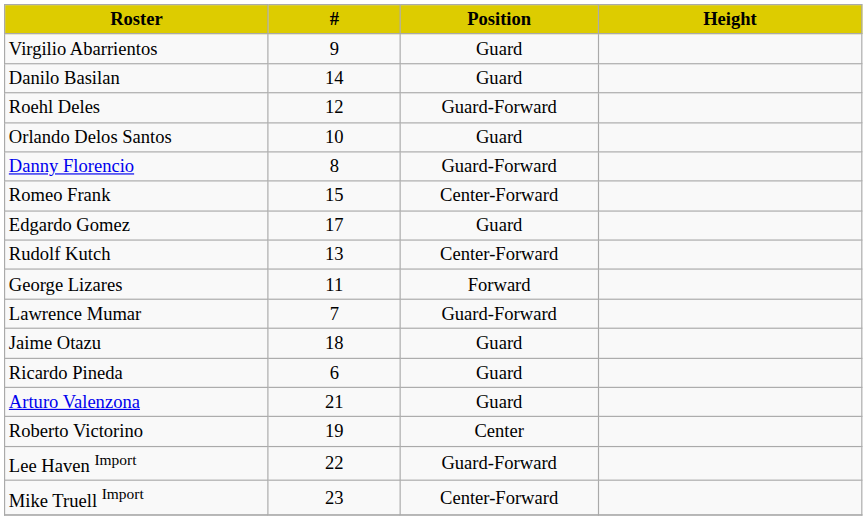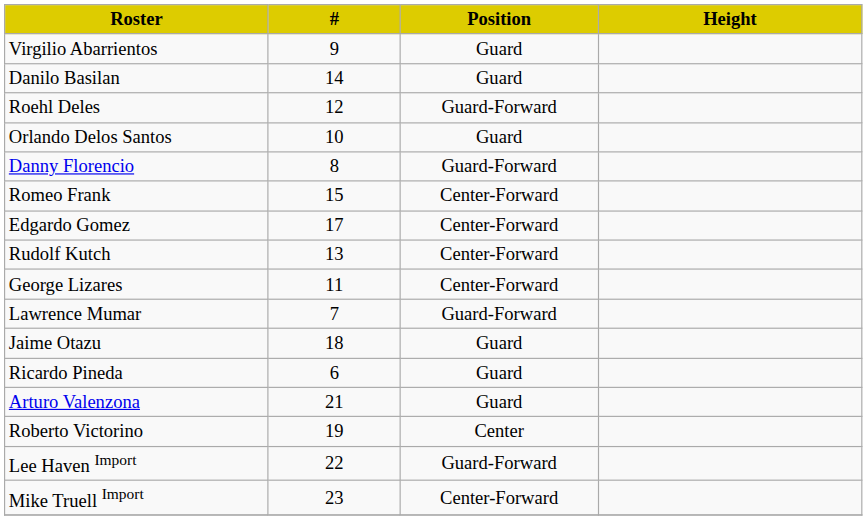(499, 225) Guard -> (499, 225) Center-Forward
(499, 284) Forward -> (499, 284) Center-Forward
